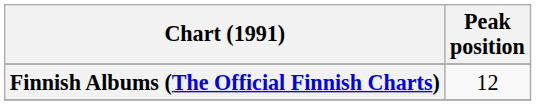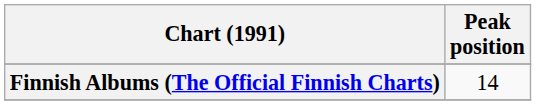(487, 81) 12 -> (487, 81) 14
